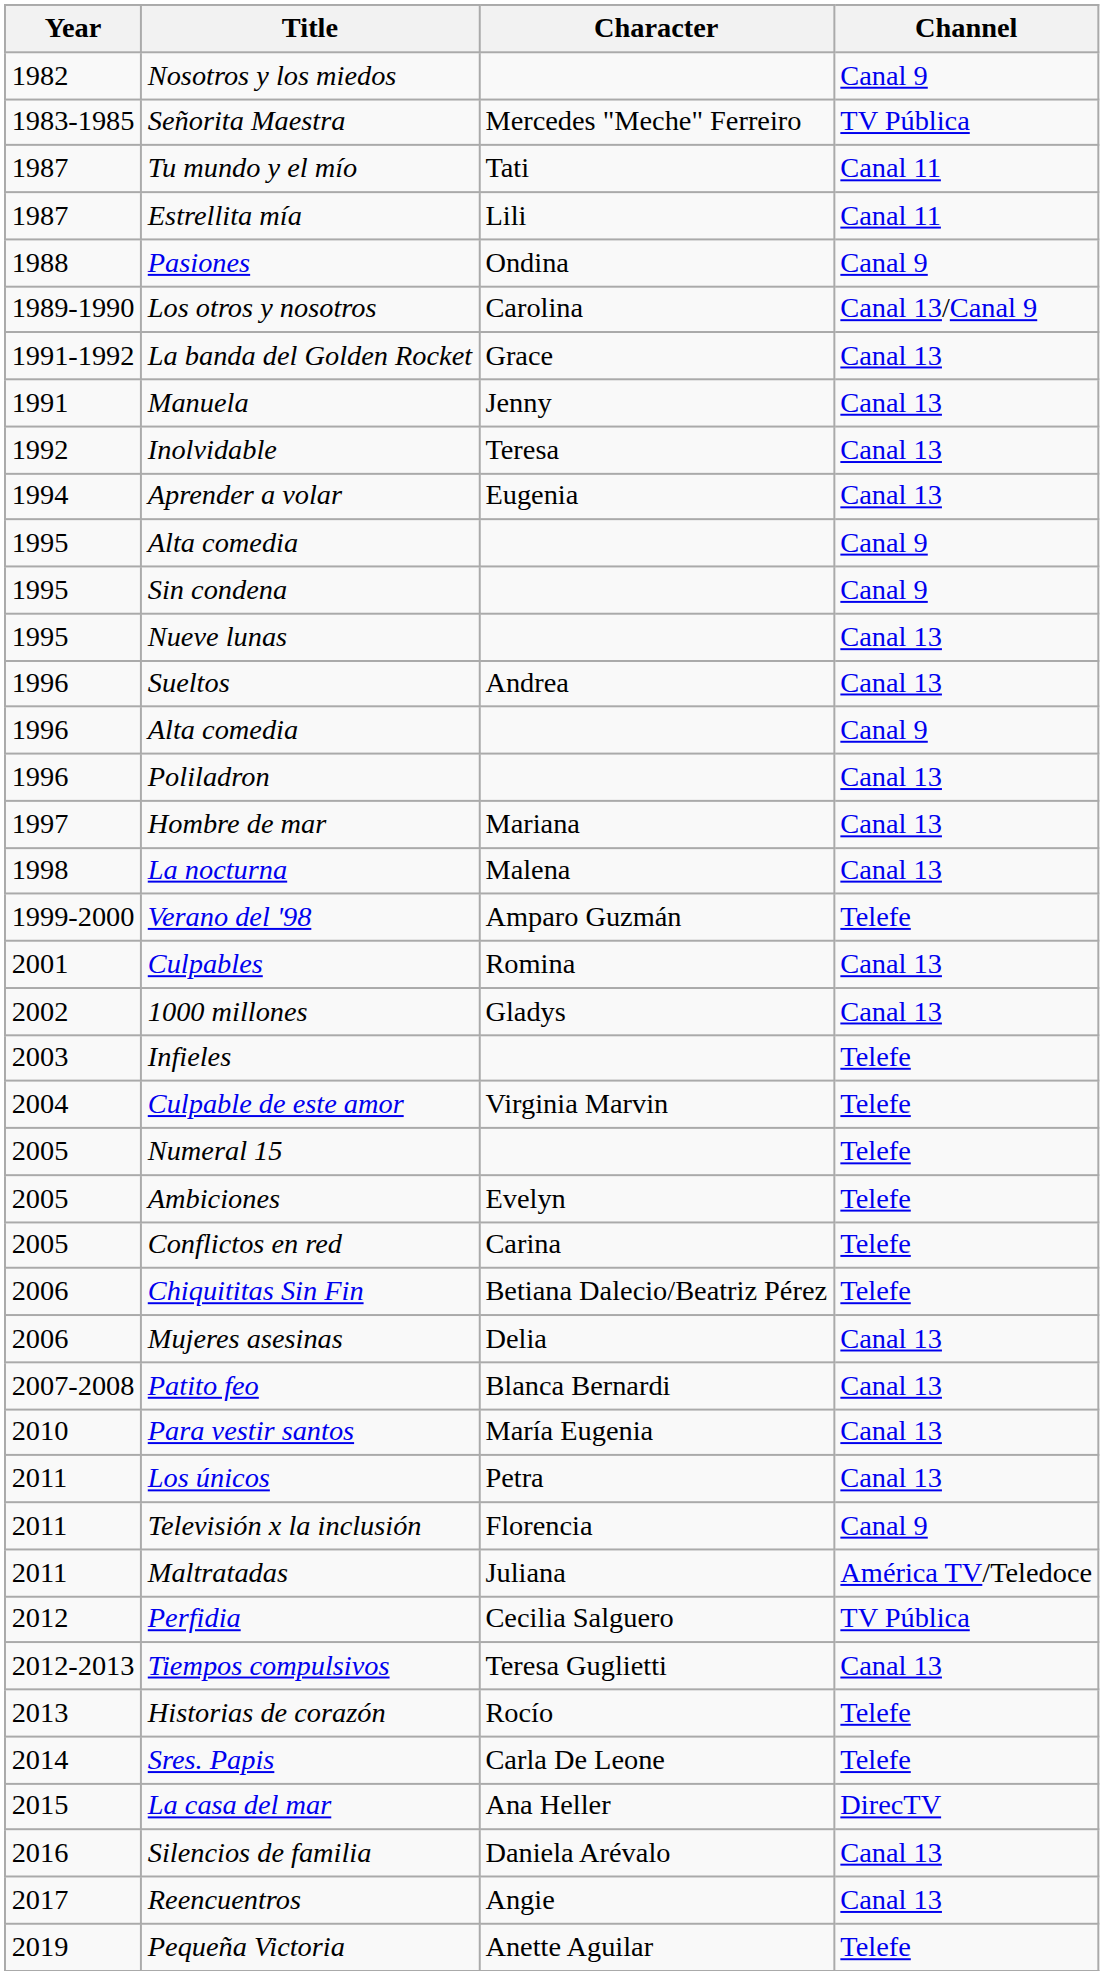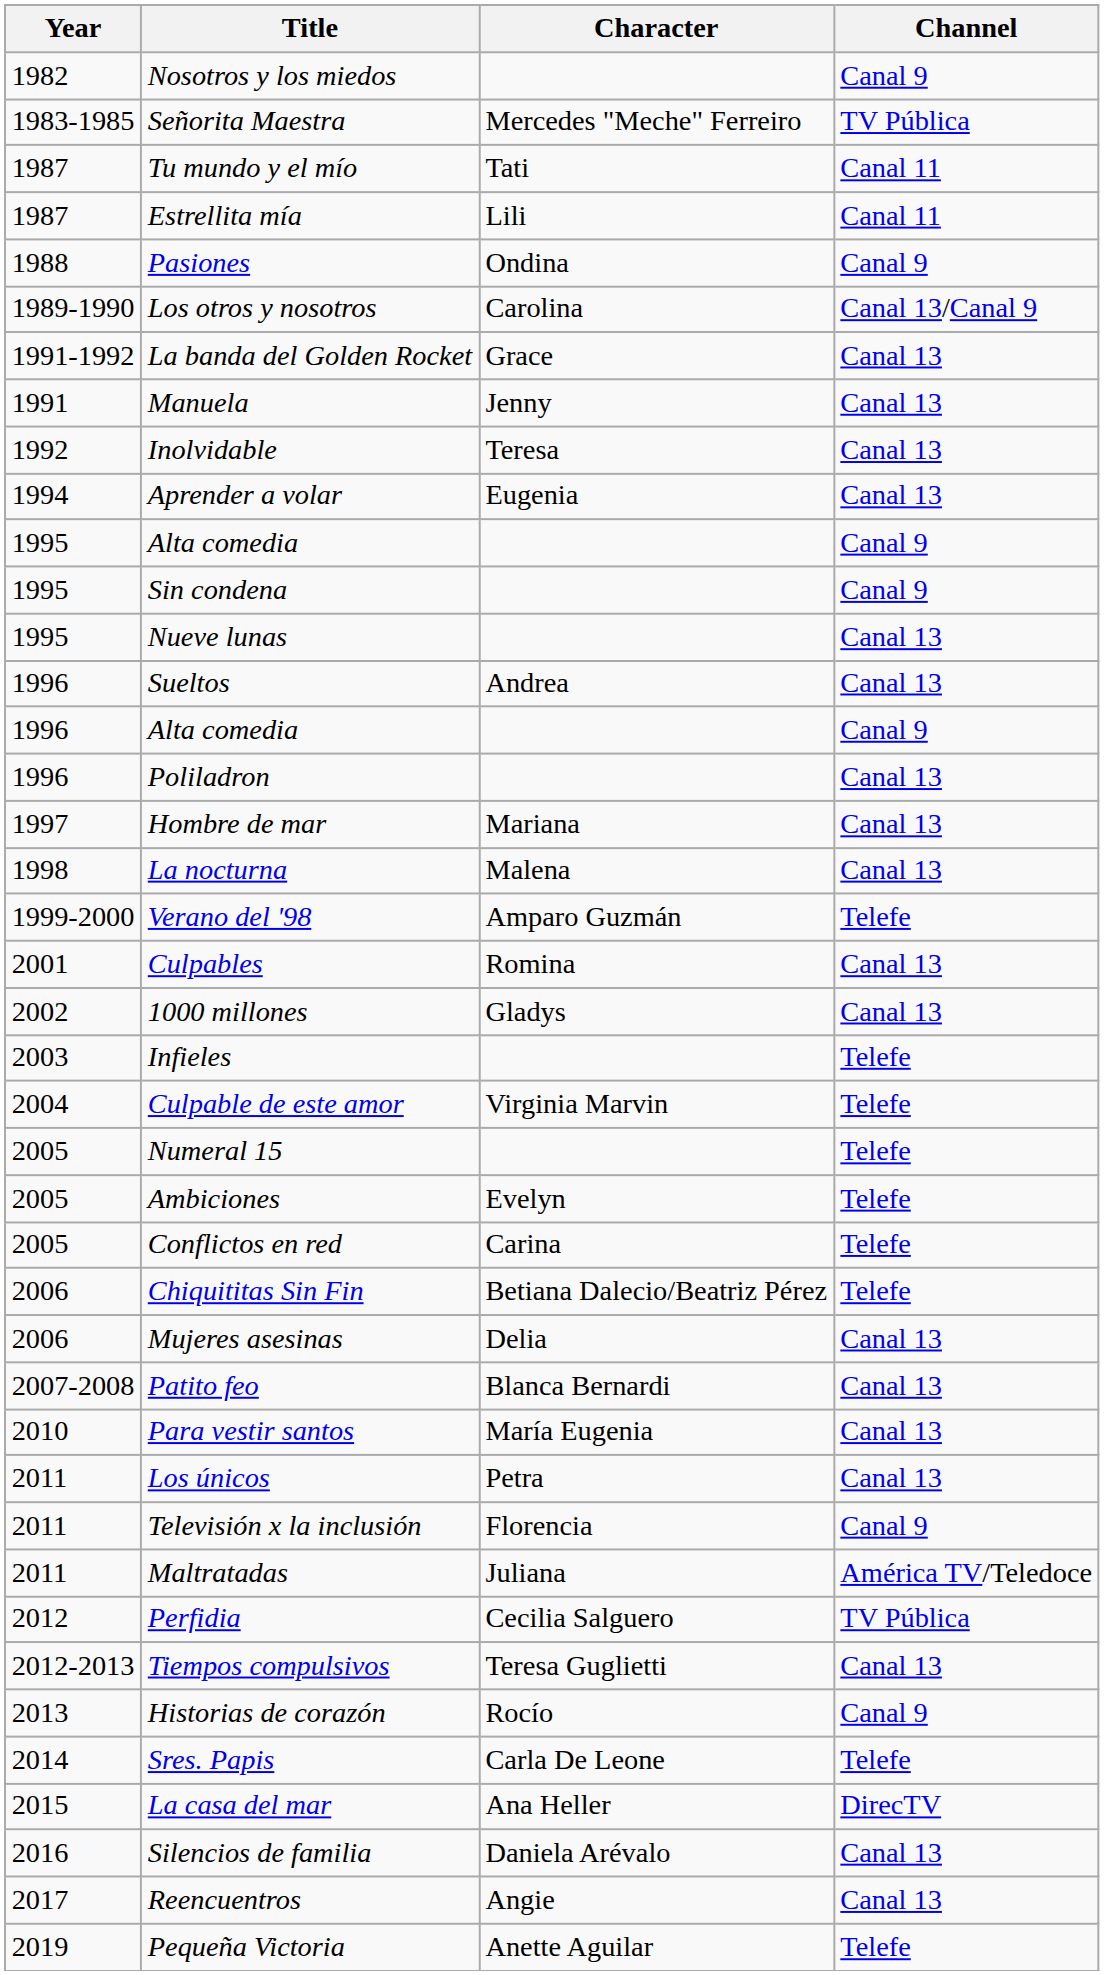(876, 1712) Telefe -> (884, 1712) Canal 9
